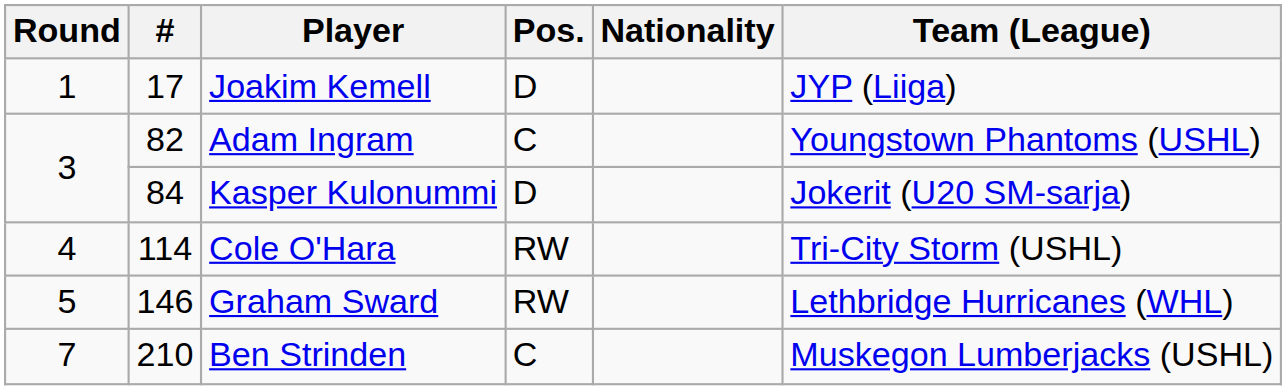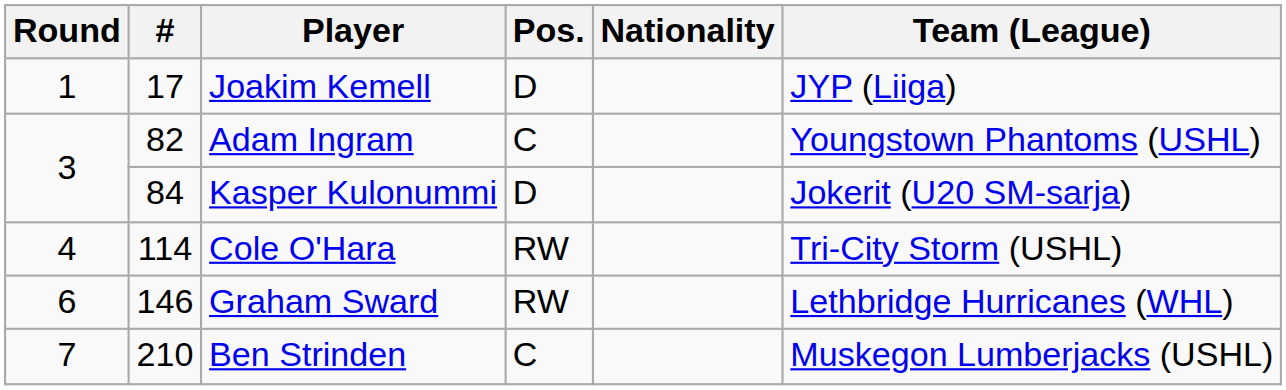(67, 301) 5 -> (67, 301) 6
